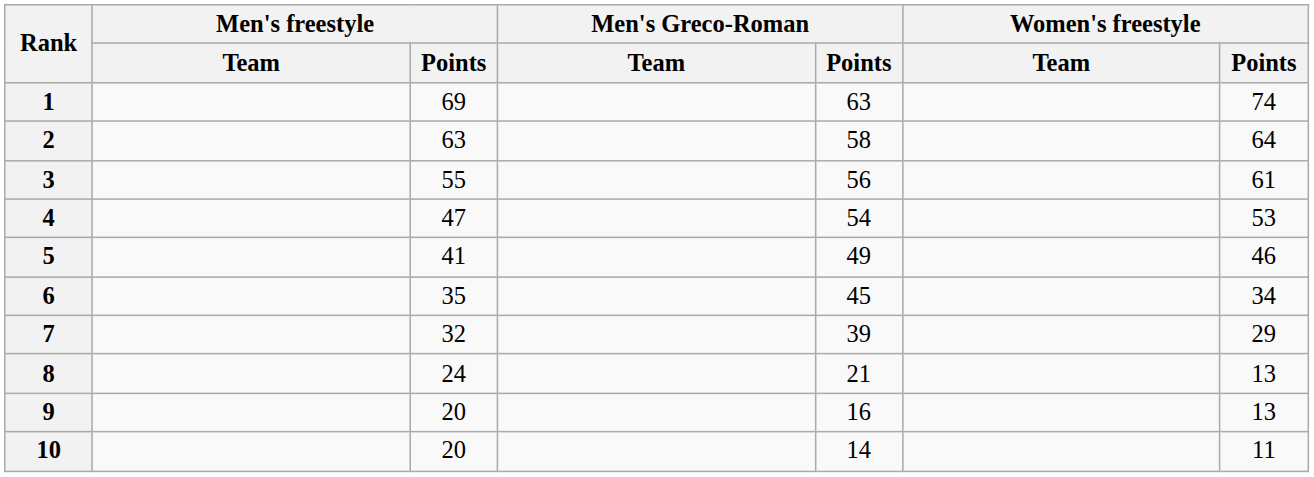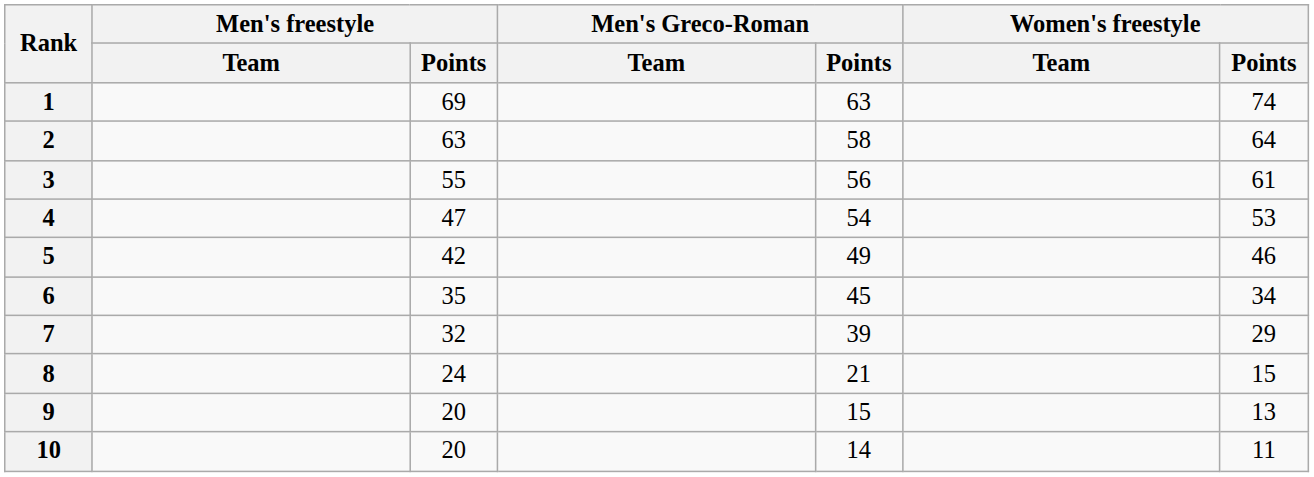(454, 256) 41 -> (454, 256) 42
(1264, 373) 13 -> (1264, 373) 15
(859, 412) 16 -> (859, 412) 15
